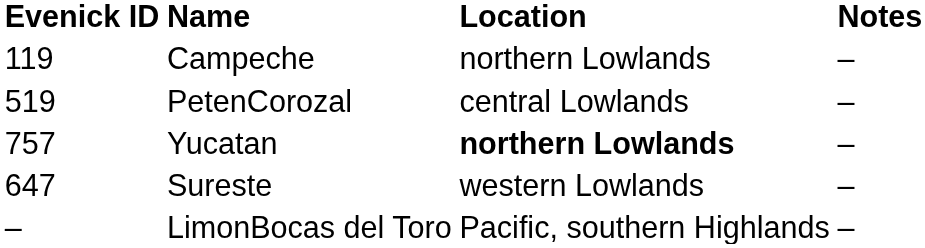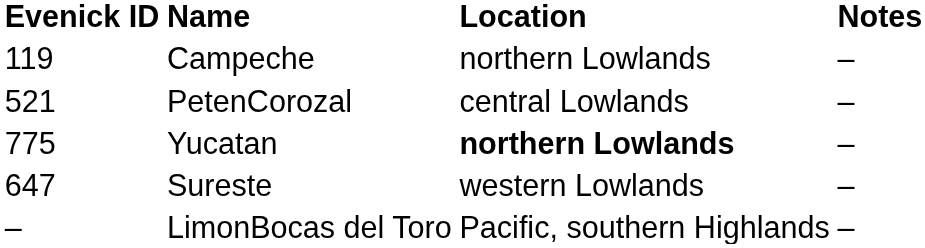(30, 101) 519 -> (30, 101) 521
(30, 143) 757 -> (30, 143) 775
